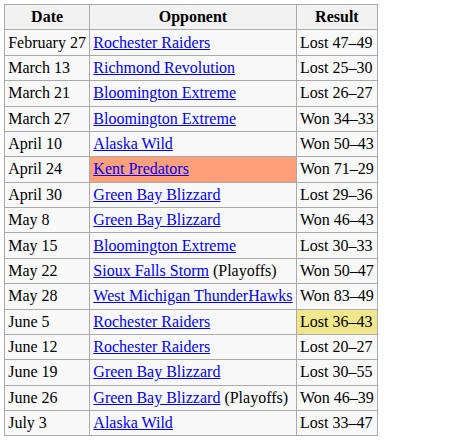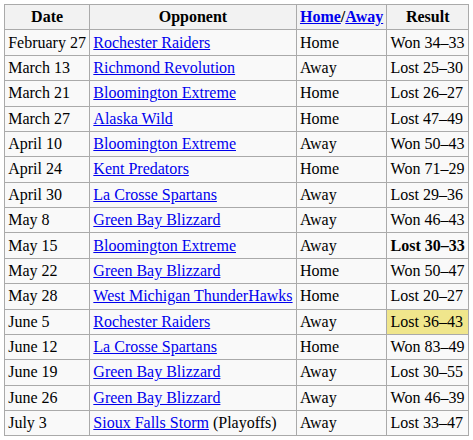+ column: (342, 17)
(336, 42) Lost 47–49 -> (428, 42) Won 34–33
(165, 118) Bloomington Extreme -> (133, 118) Alaska Wild
(337, 118) Won 34–33 -> (427, 118) Lost 47–49
(133, 144) Alaska Wild -> (165, 144) Bloomington Extreme
(141, 169) lightsalmon background -> (141, 169) no background
(157, 194) Green Bay Blizzard -> (155, 194) La Crosse Spartans
(336, 245) normal -> (428, 245) bold
(185, 270) Sioux Falls Storm (Playoffs) -> (157, 270) Green Bay Blizzard
(337, 296) Won 83–49 -> (427, 296) Lost 20–27
(152, 347) Rochester Raiders -> (155, 347) La Crosse Spartans
(336, 347) Lost 20–27 -> (428, 347) Won 83–49
(191, 397) Green Bay Blizzard (Playoffs) -> (157, 397) Green Bay Blizzard
(133, 423) Alaska Wild -> (185, 423) Sioux Falls Storm (Playoffs)
